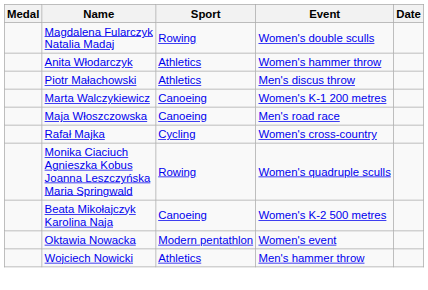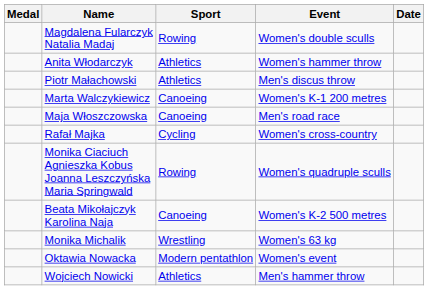+ row: (85, 240)
